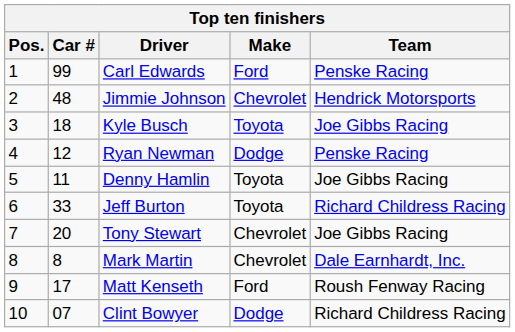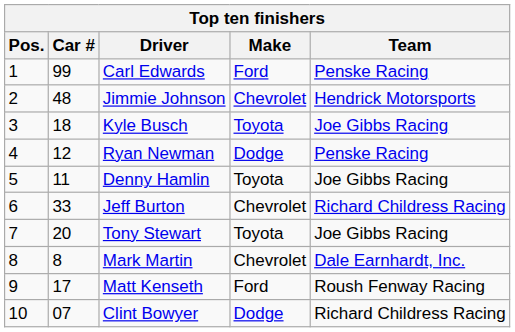(259, 206) Toyota -> (270, 206) Chevrolet
(270, 233) Chevrolet -> (259, 233) Toyota
